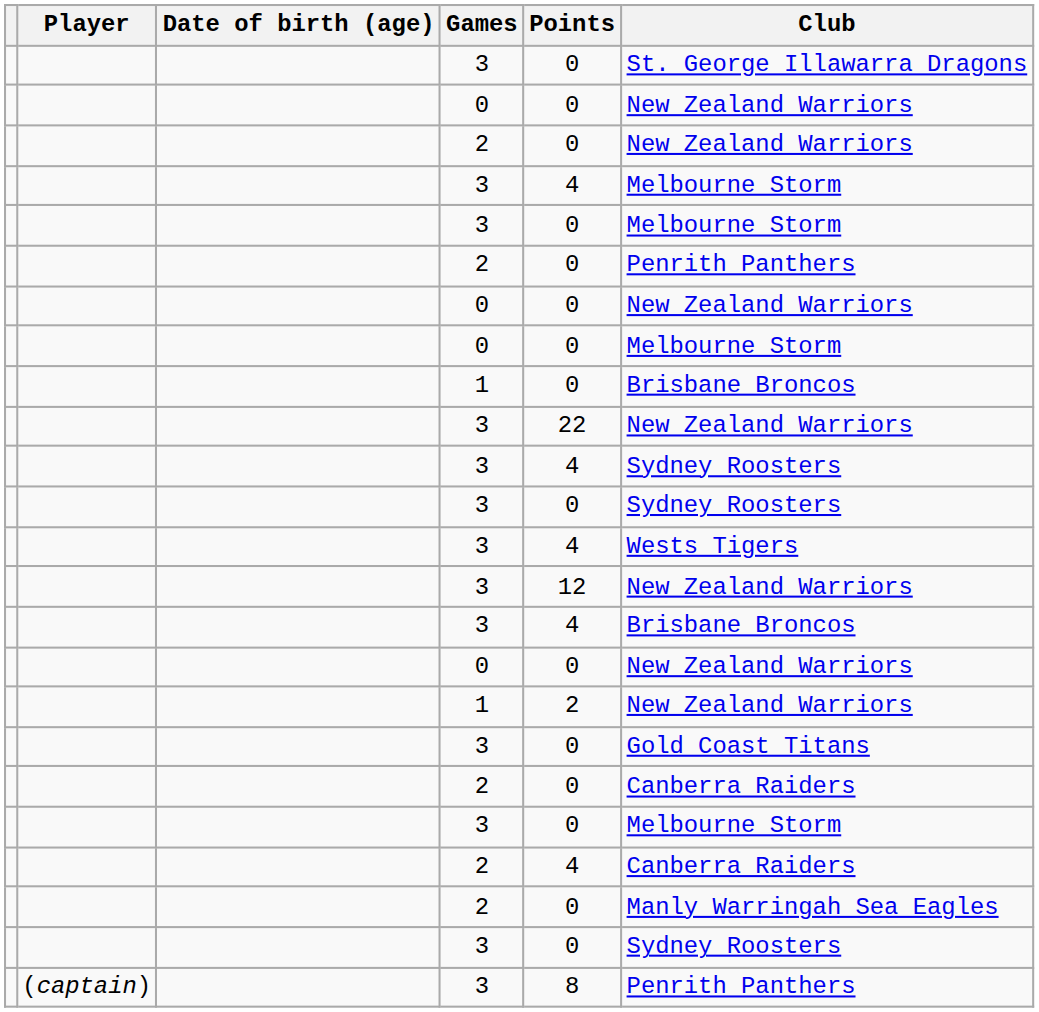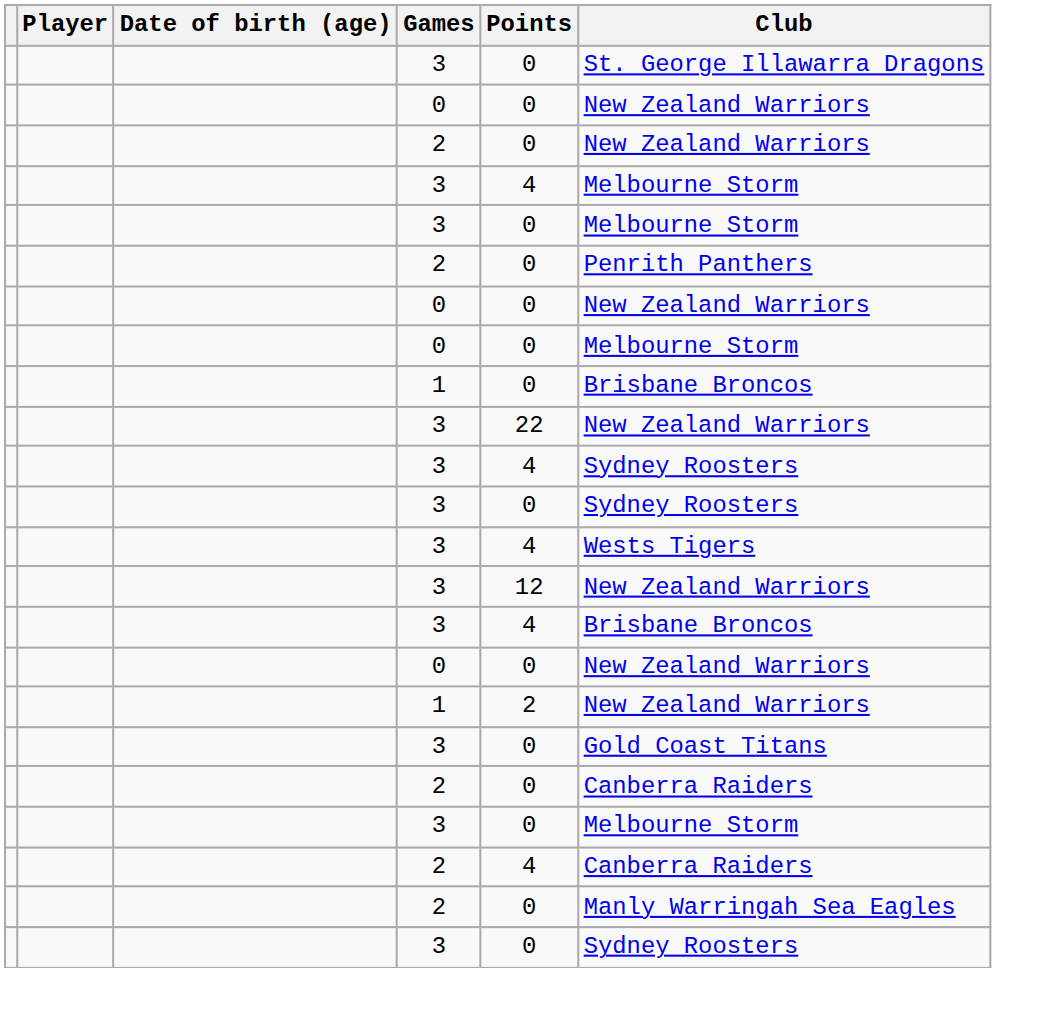- row: (87, 987)
